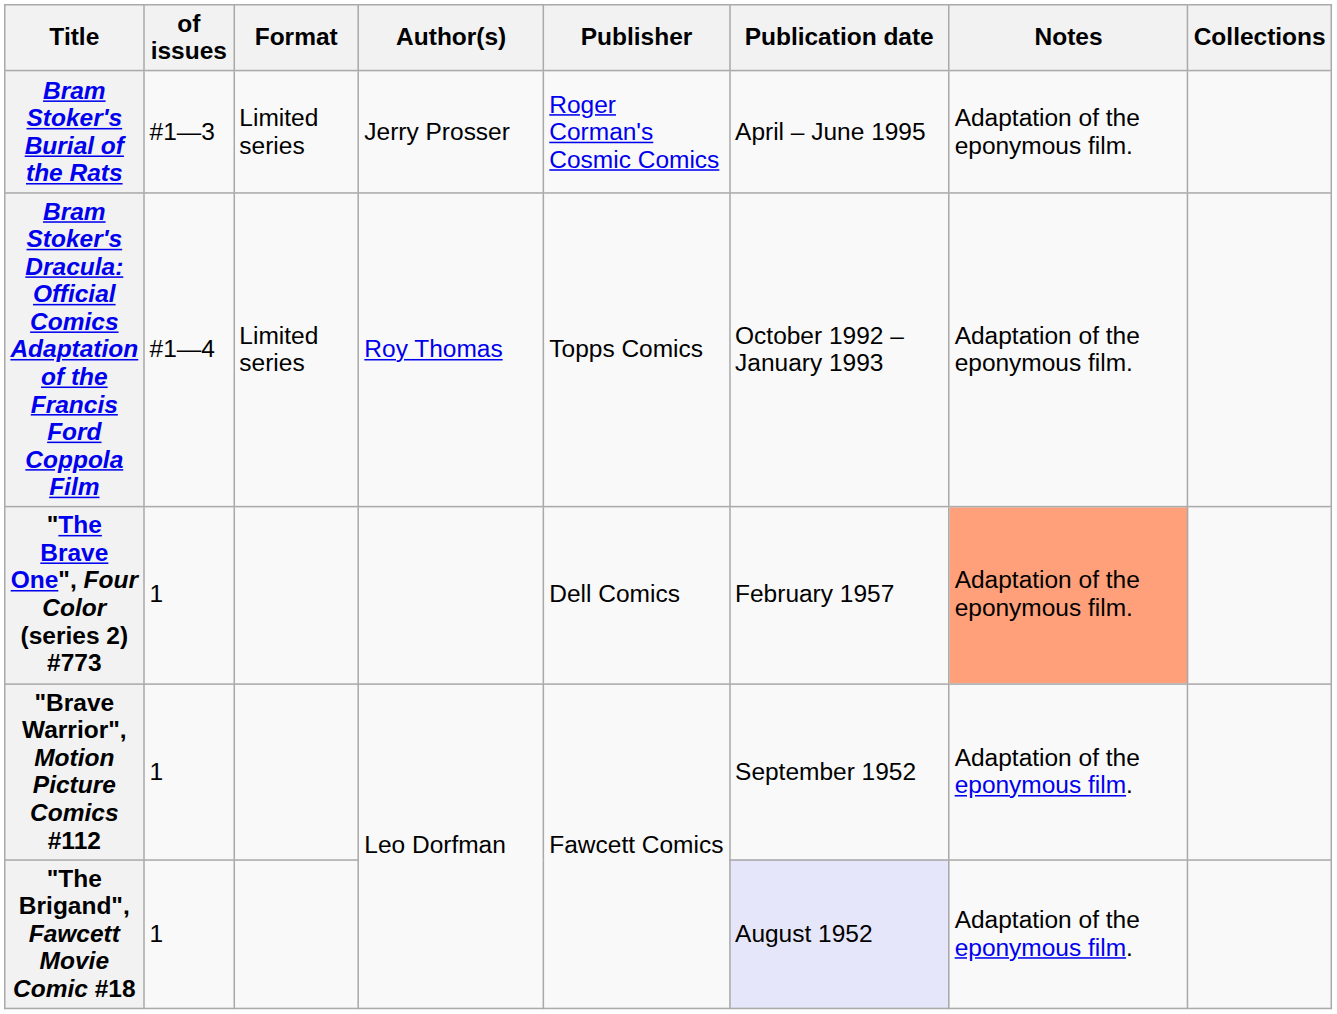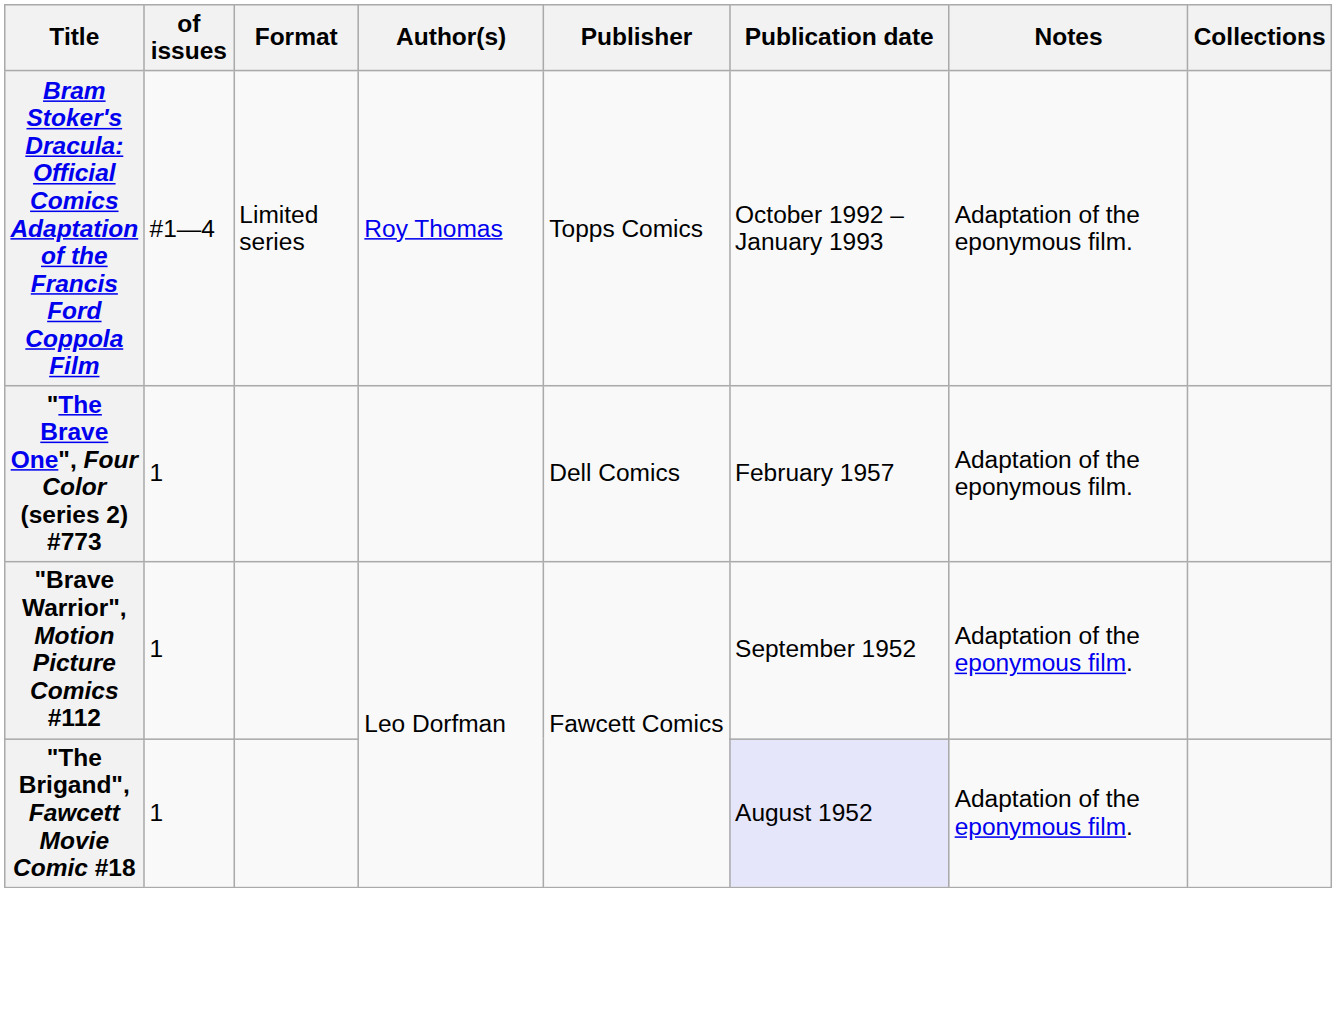- row: (74, 131)
(1047, 594) lightsalmon background -> (1047, 473) no background
